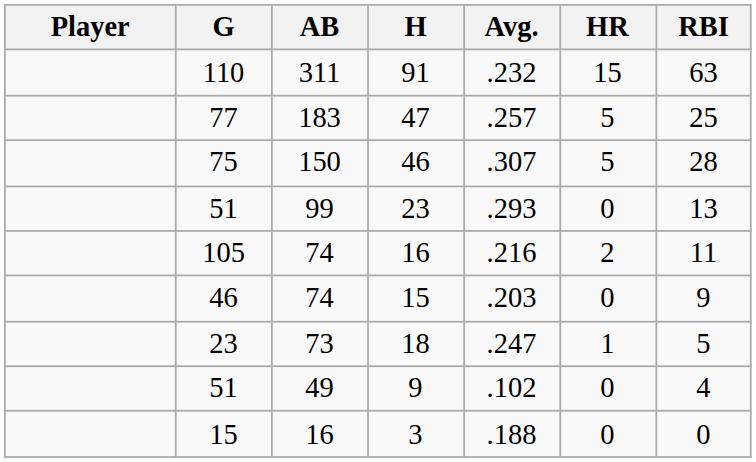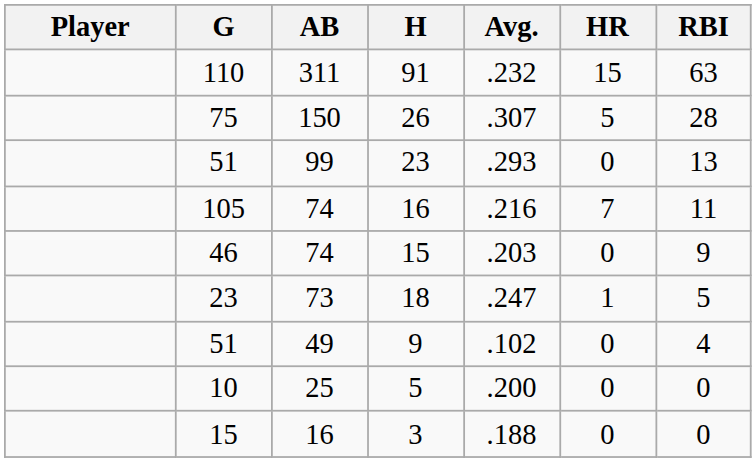- row: (224, 117)
(415, 162) 46 -> (415, 117) 26
(607, 252) 2 -> (607, 207) 7
+ row: (224, 388)
